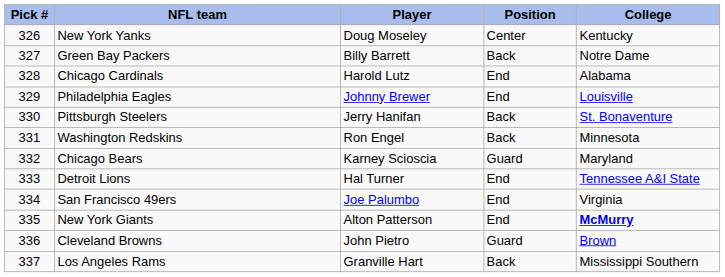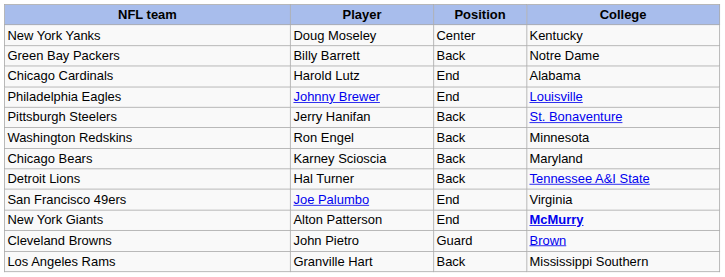- column: (29, 14)
(505, 158) Guard -> (451, 158) Back
(498, 179) End -> (451, 179) Back
